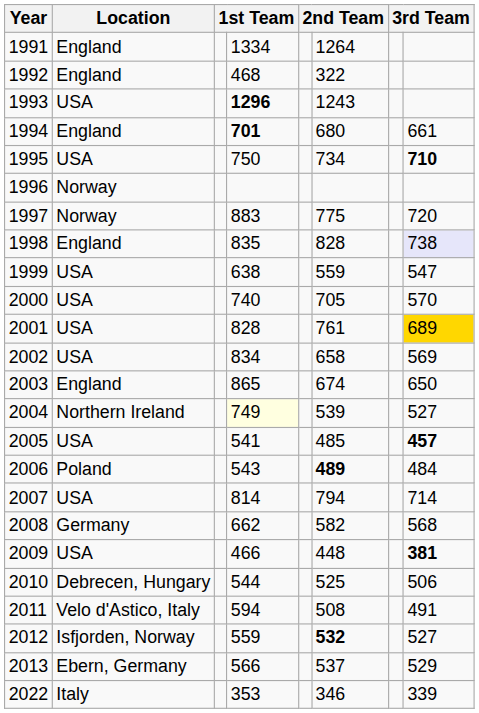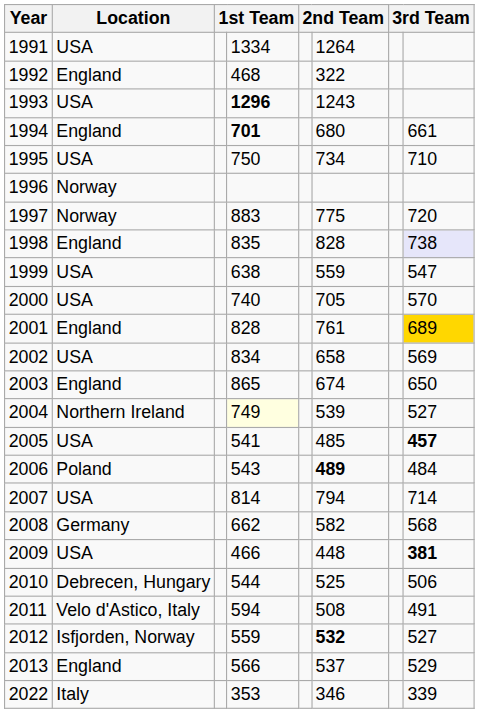(89, 46) England -> (75, 46) USA
(422, 159) bold -> (422, 159) normal
(75, 328) USA -> (89, 328) England
(121, 666) Ebern, Germany -> (89, 666) England
